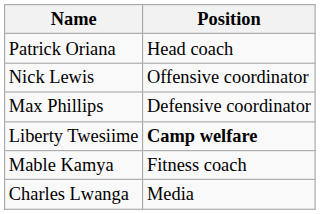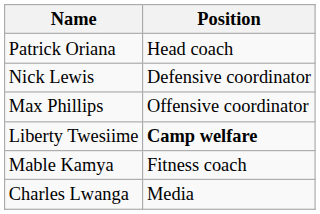(228, 77) Offensive coordinator -> (229, 77) Defensive coordinator
(229, 106) Defensive coordinator -> (228, 106) Offensive coordinator
